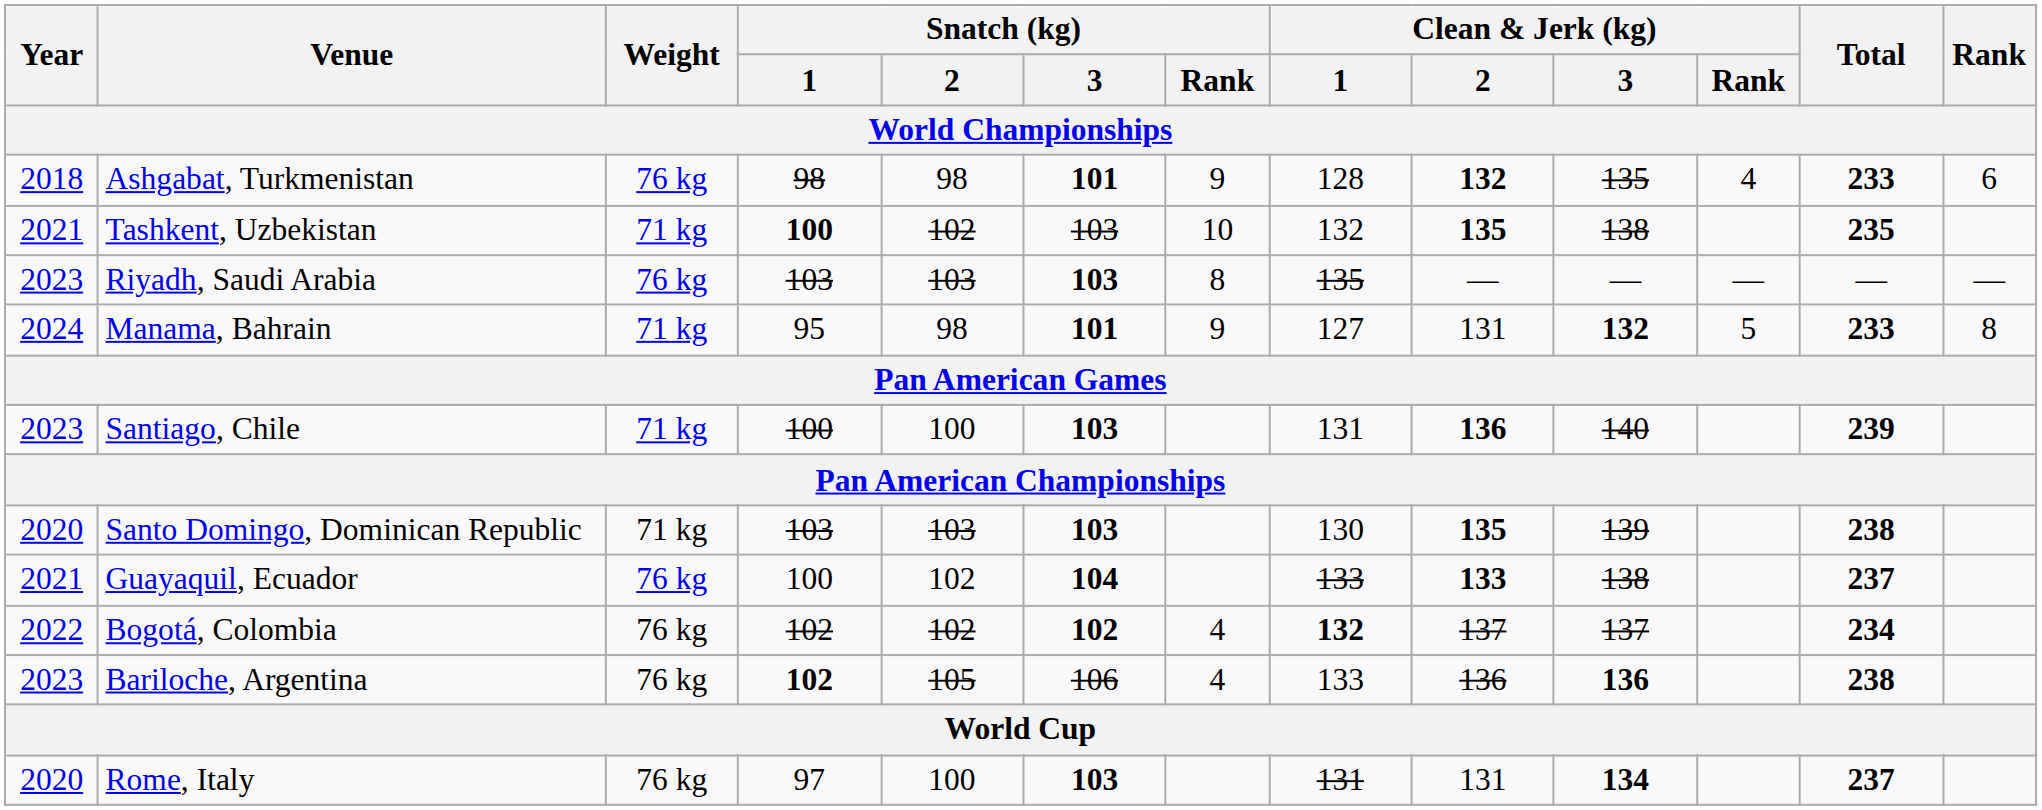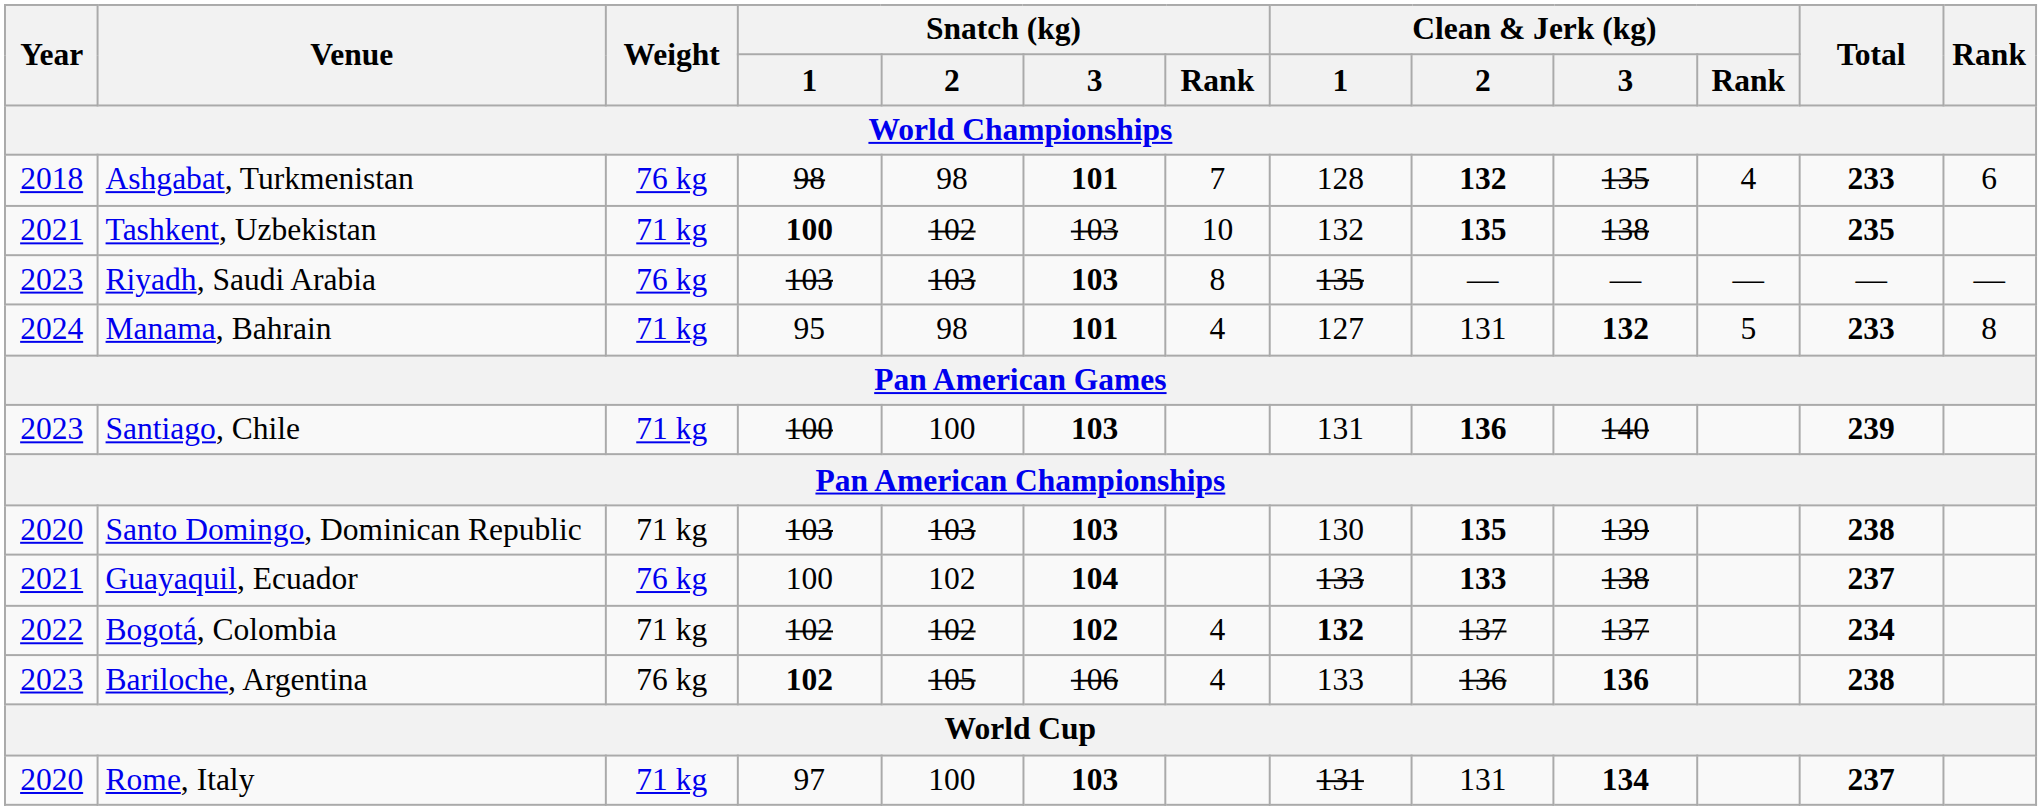(1217, 179) 9 -> (1217, 179) 7
(1217, 329) 9 -> (1217, 329) 4
(672, 629) 76 kg -> (672, 629) 71 kg
(672, 779) 76 kg -> (672, 779) 71 kg
